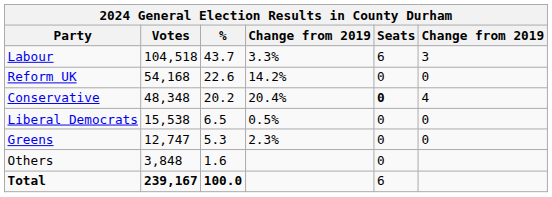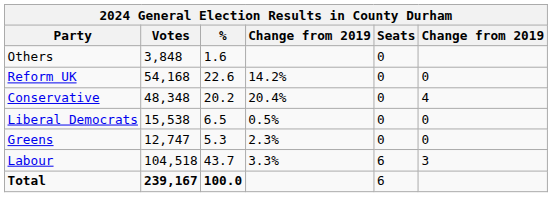rows swapped: (31, 56) <-> (31, 160)
(381, 98) bold -> (381, 98) normal
